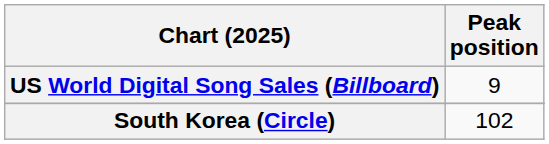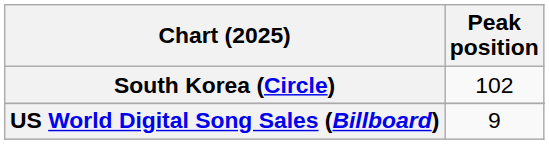rows swapped: (225, 120) <-> (225, 84)
